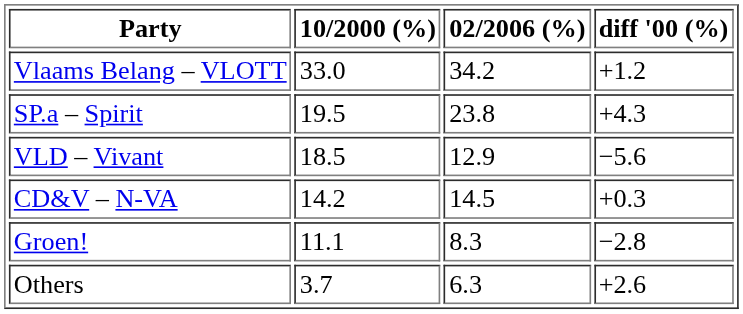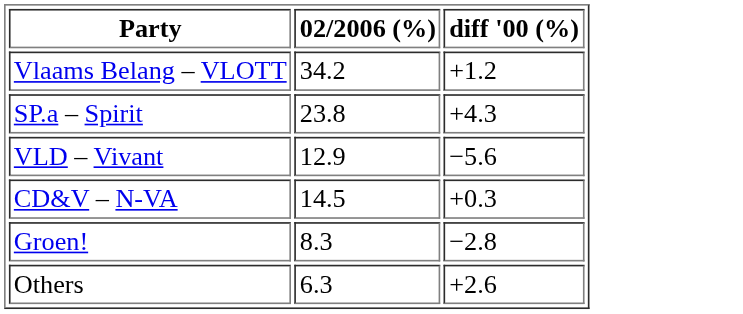- column: (368, 28)
